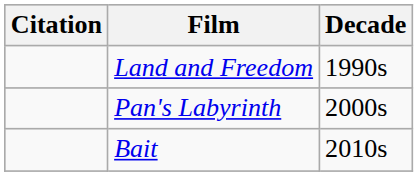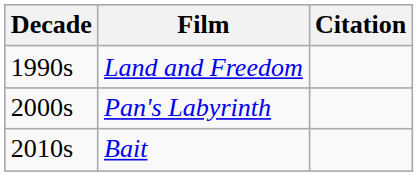columns swapped: (366, 25) <-> (56, 25)
